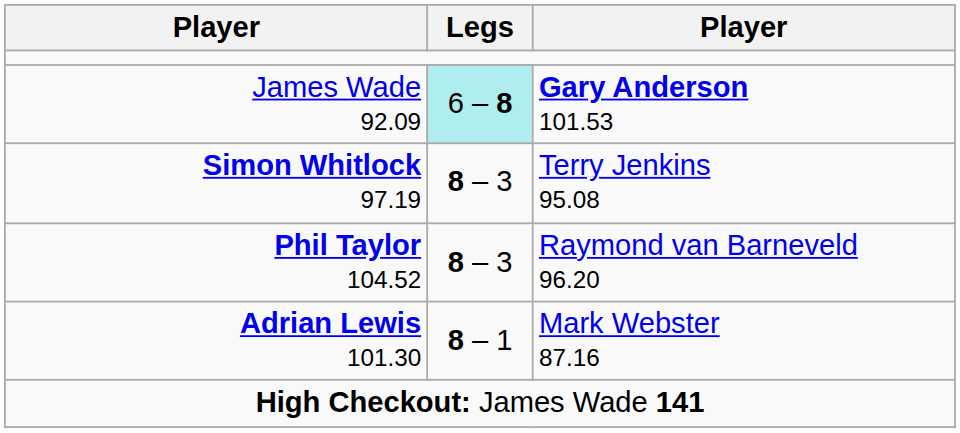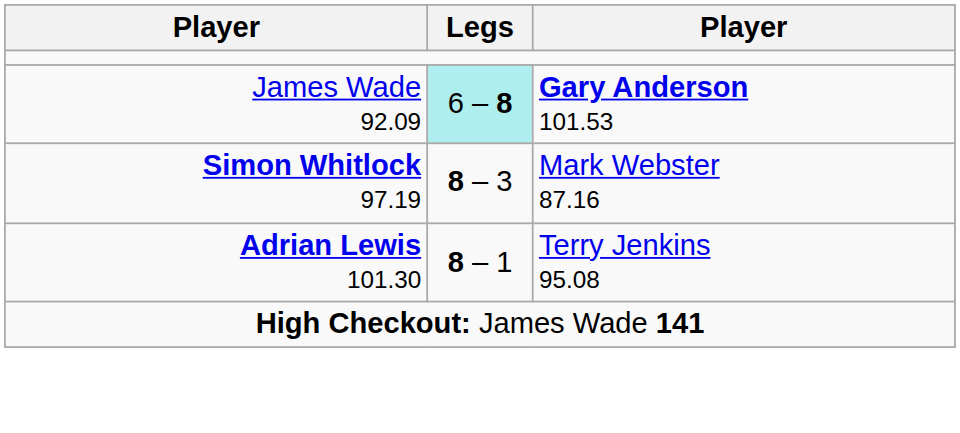(625, 182) Terry Jenkins 95.08 -> (629, 182) Mark Webster 87.16
- row: (348, 261)
(629, 340) Mark Webster 87.16 -> (625, 261) Terry Jenkins 95.08
